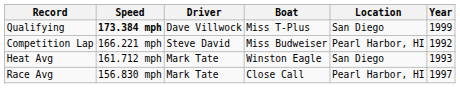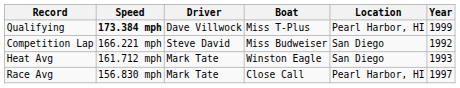(358, 28) San Diego -> (378, 28) Pearl Harbor, HI
(378, 44) Pearl Harbor, HI -> (358, 44) San Diego
